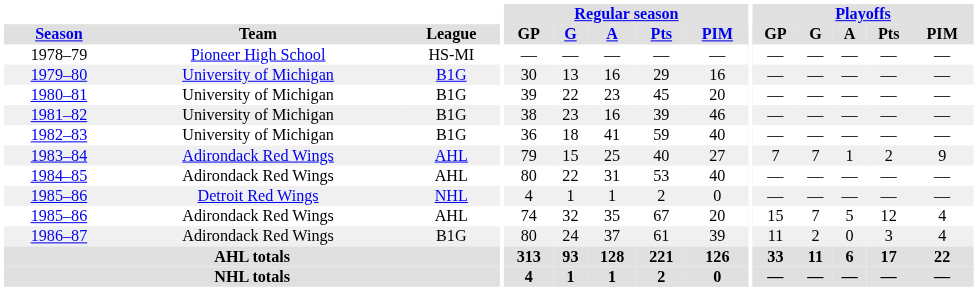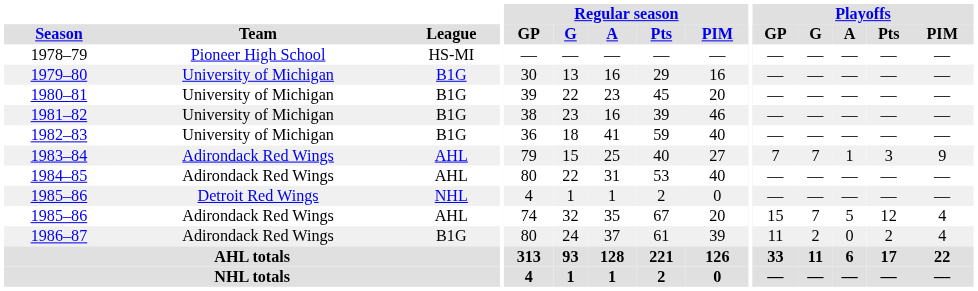(889, 155) 2 -> (889, 155) 3
(889, 236) 3 -> (889, 236) 2
